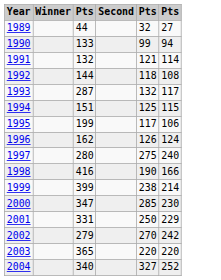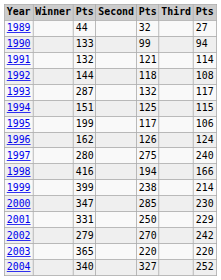+ column: (176, 13)
(148, 172) 190 -> (148, 172) 194
